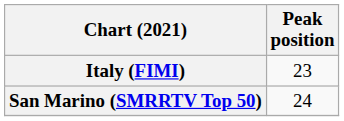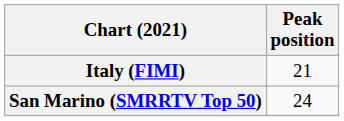(303, 70) 23 -> (303, 70) 21
